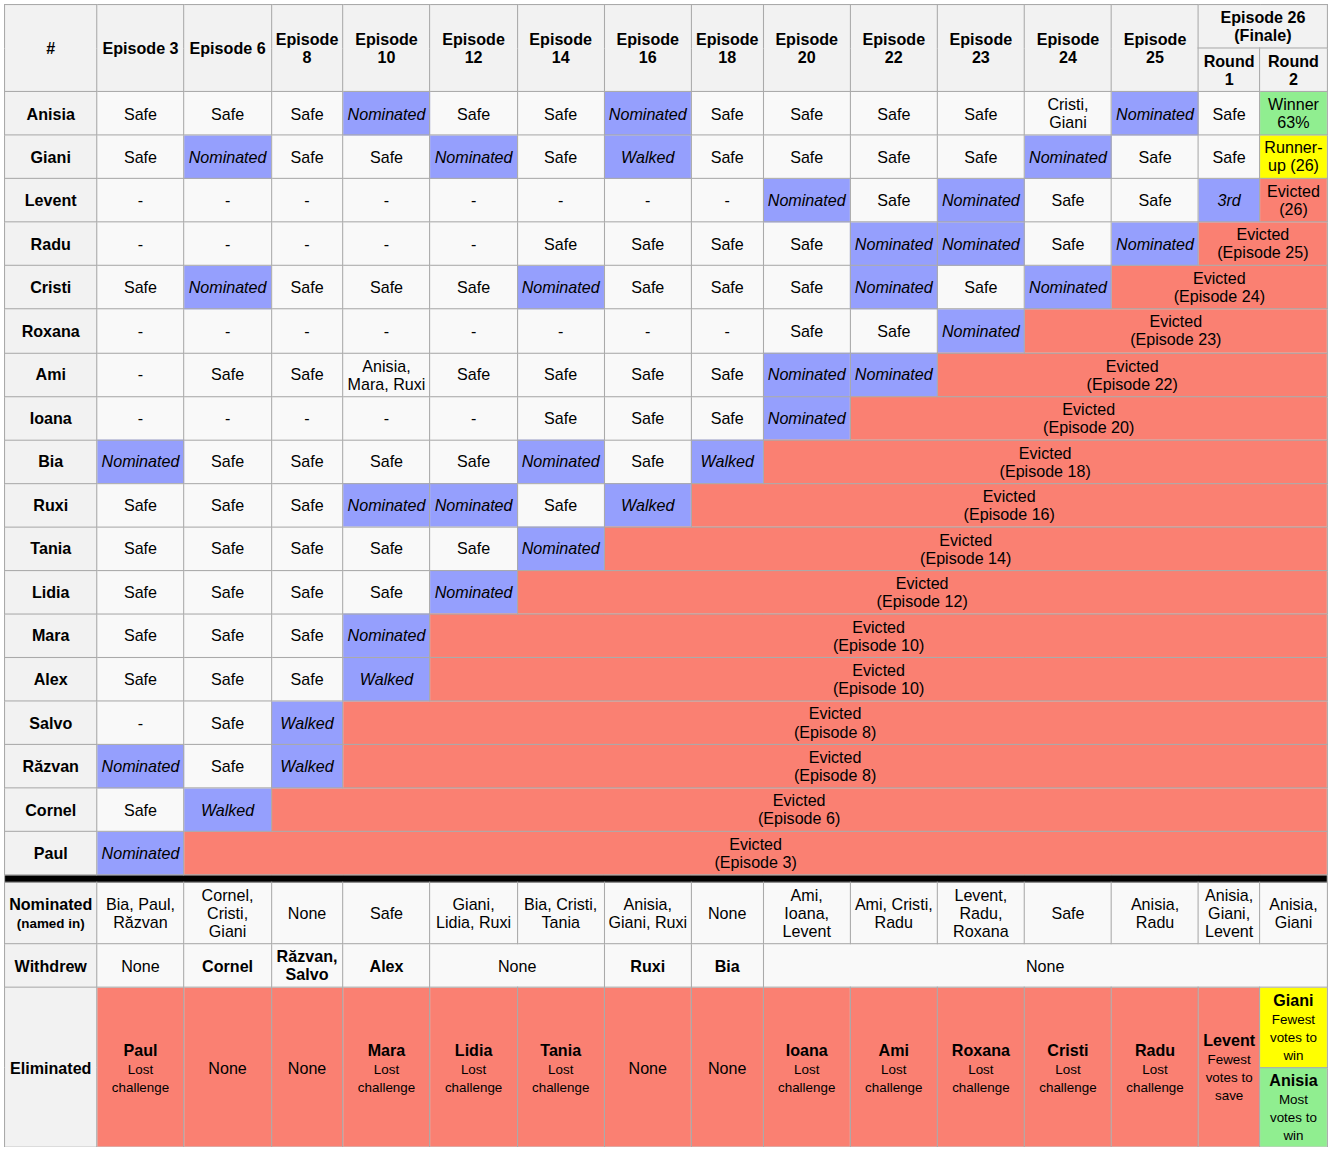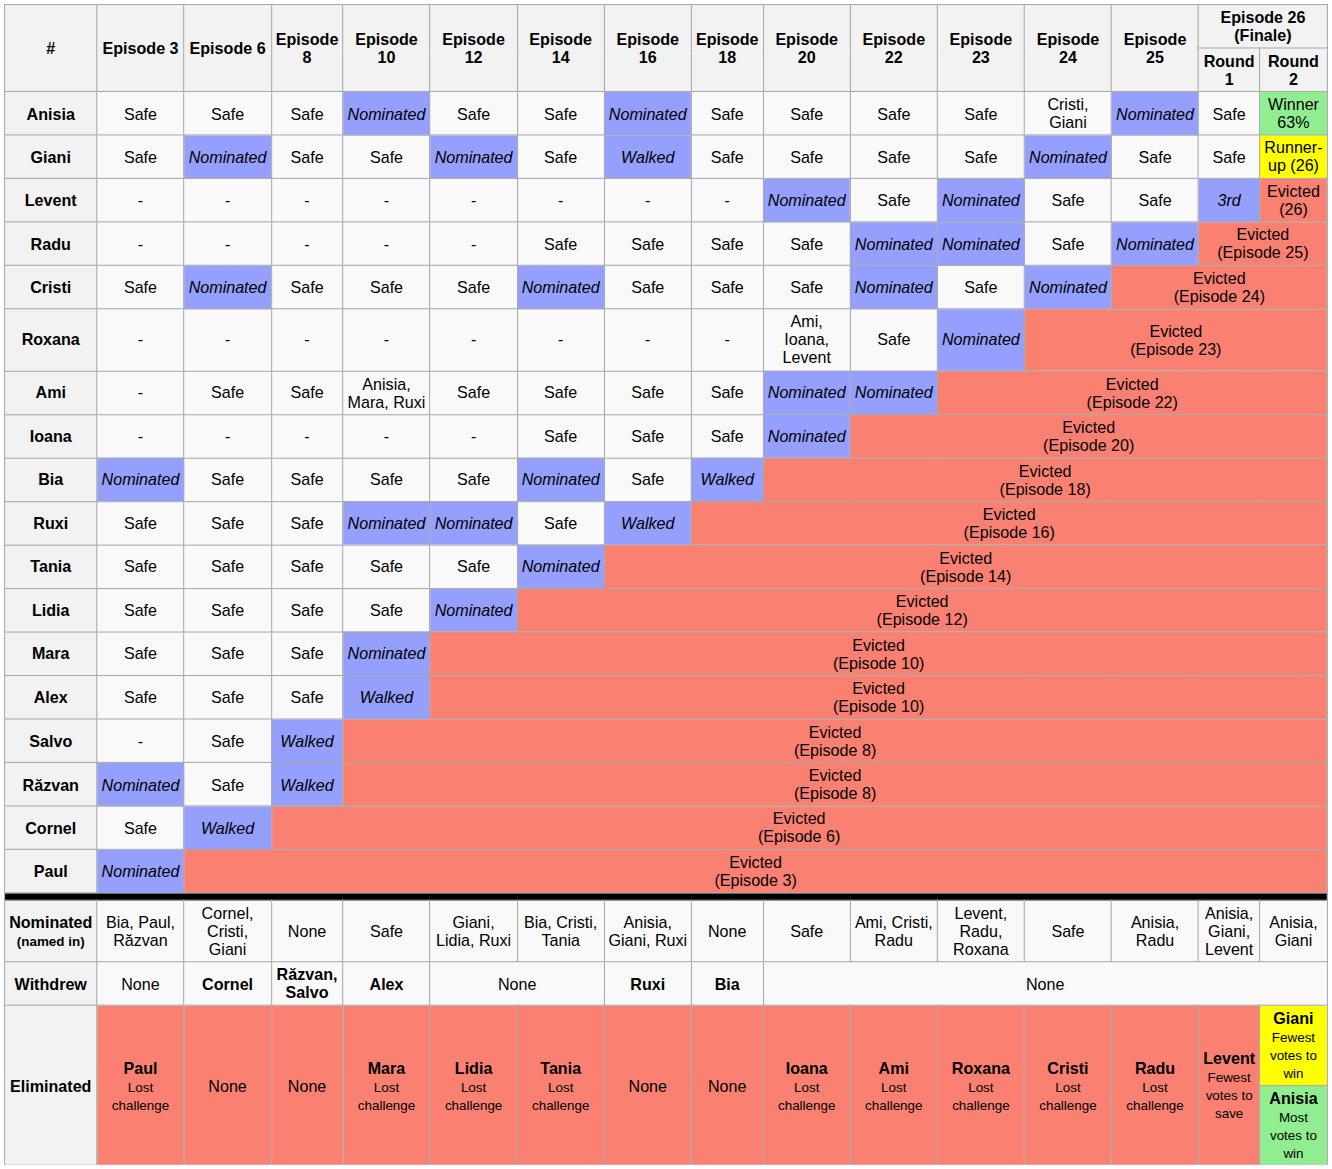(807, 331) Safe -> (807, 340) Ami, Ioana, Levent
(807, 914) Ami, Ioana, Levent -> (807, 932) Safe
